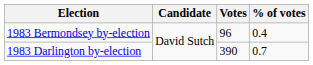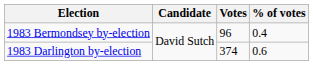(228, 51) 390 -> (228, 51) 374
(260, 51) 0.7 -> (260, 51) 0.6
